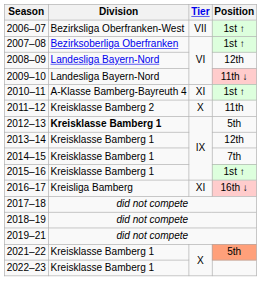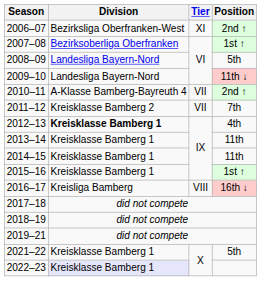(200, 28) VII -> (200, 28) XI
(234, 28) 1st ↑ -> (234, 28) 2nd ↑
(234, 60) 12th -> (234, 60) 5th
(200, 92) XI -> (200, 92) VII
(234, 92) 1st ↑ -> (234, 92) 2nd ↑
(200, 108) X -> (200, 108) VII
(234, 108) 11th -> (234, 108) 7th
(234, 124) 5th -> (234, 124) 4th
(234, 140) 12th -> (234, 140) 11th
(234, 156) 7th -> (234, 156) 11th
(200, 188) XI -> (200, 188) VIII
(234, 252) lightsalmon background -> (234, 252) no background
(102, 268) no background -> (102, 268) lavender background
